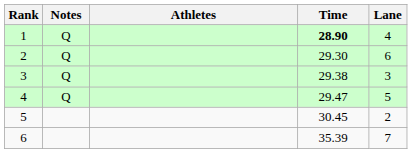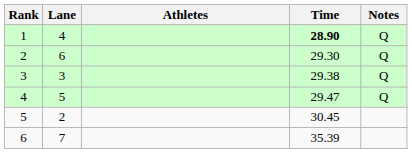columns swapped: (388, 14) <-> (66, 14)
